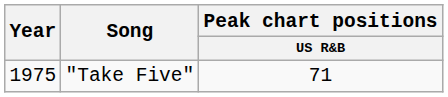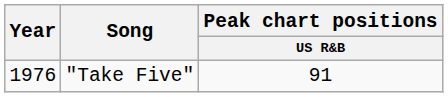(33, 76) 1975 -> (33, 76) 1976
(321, 76) 71 -> (321, 76) 91
